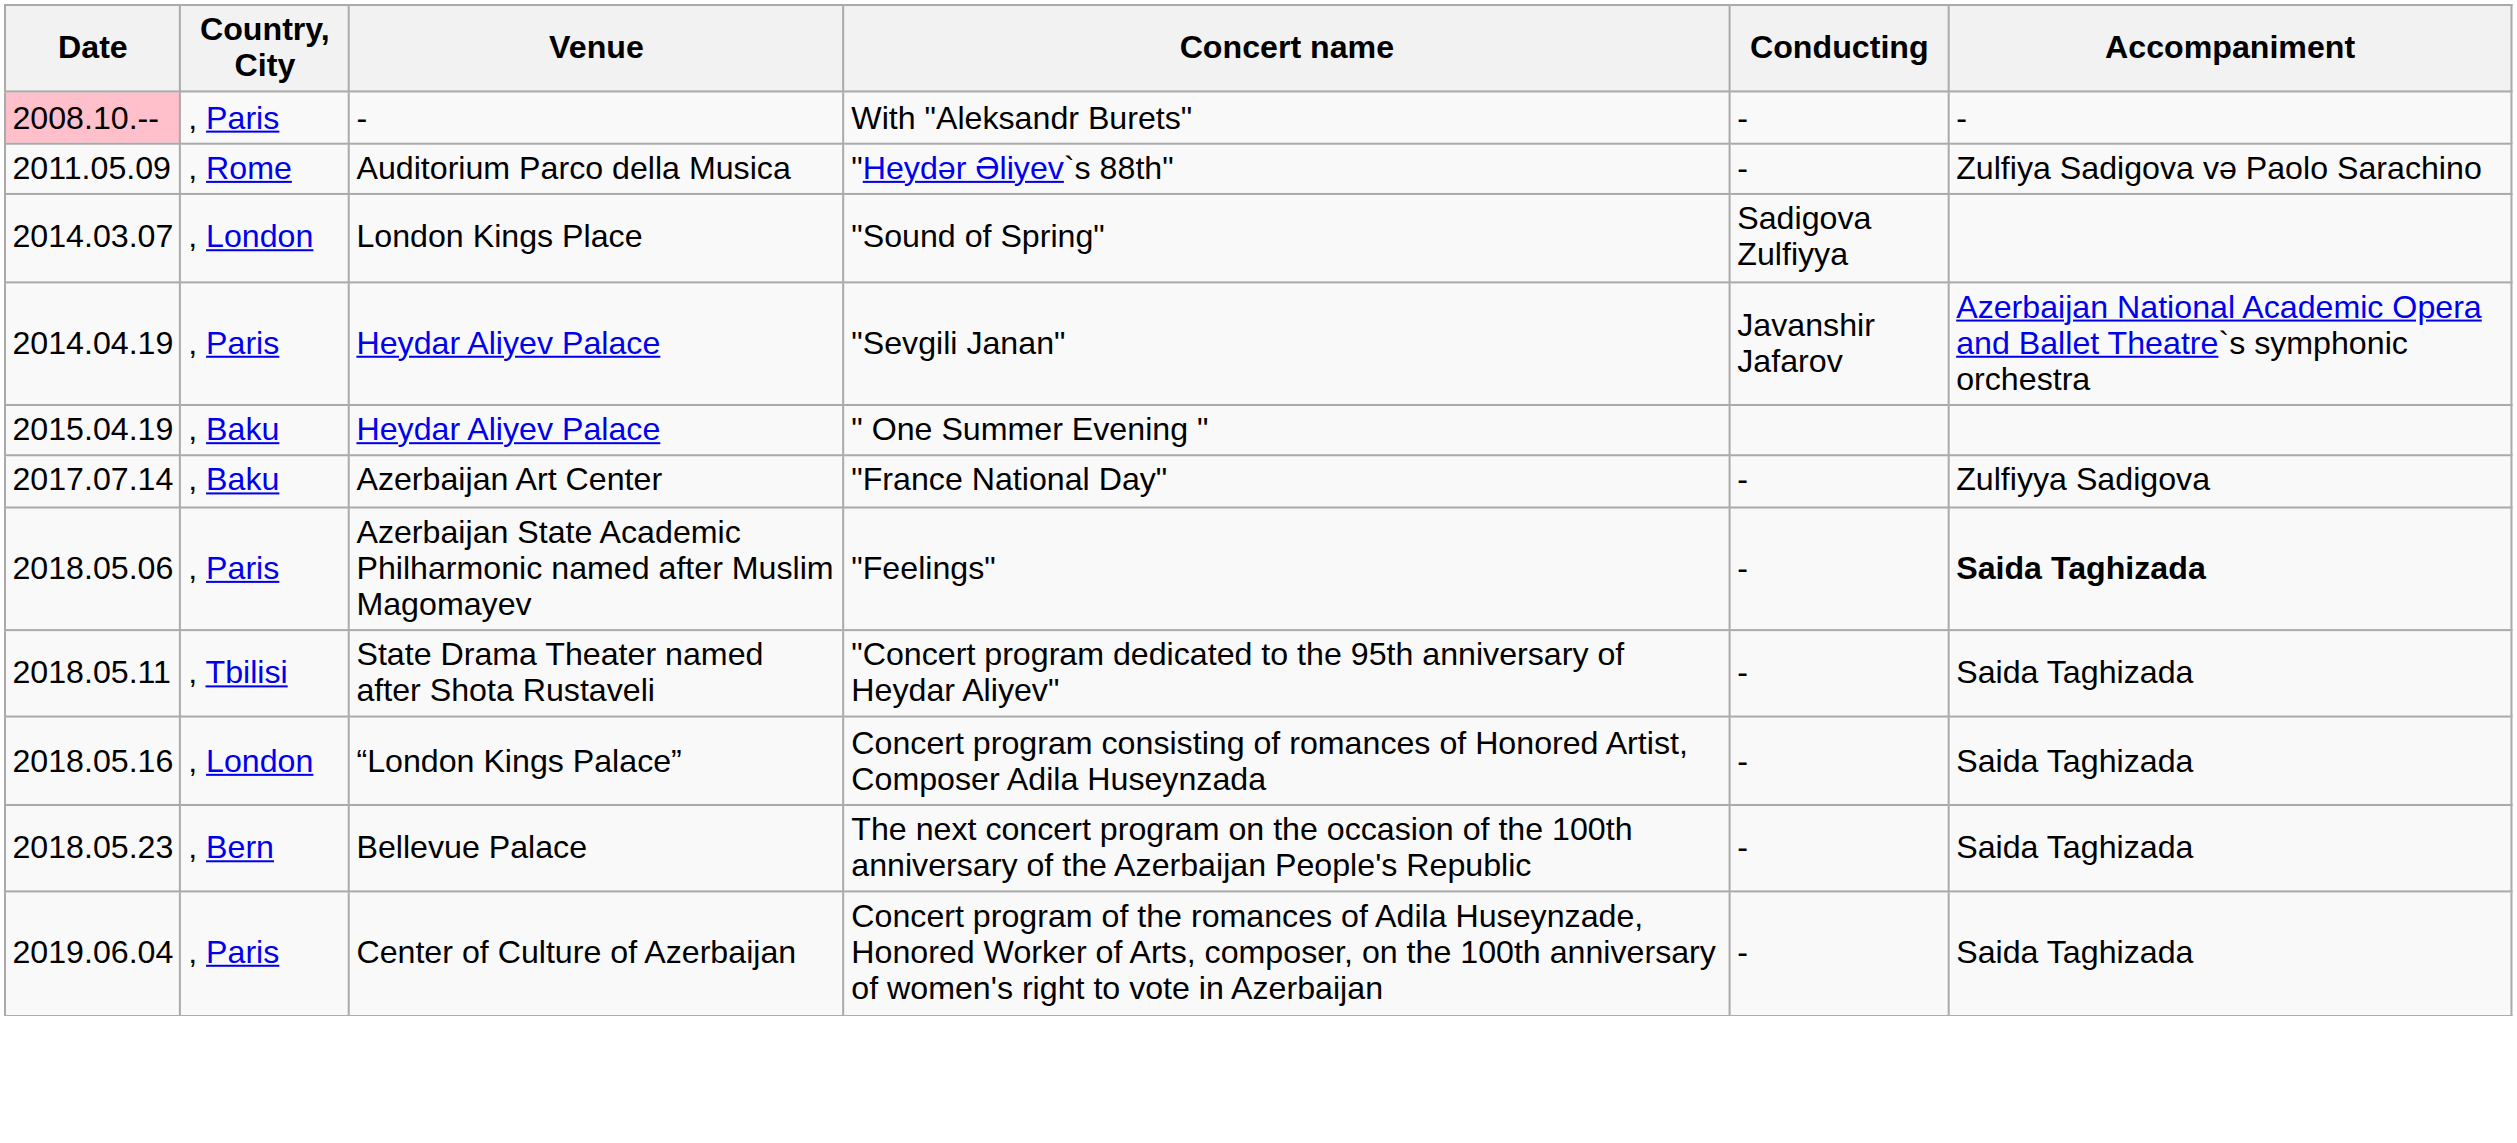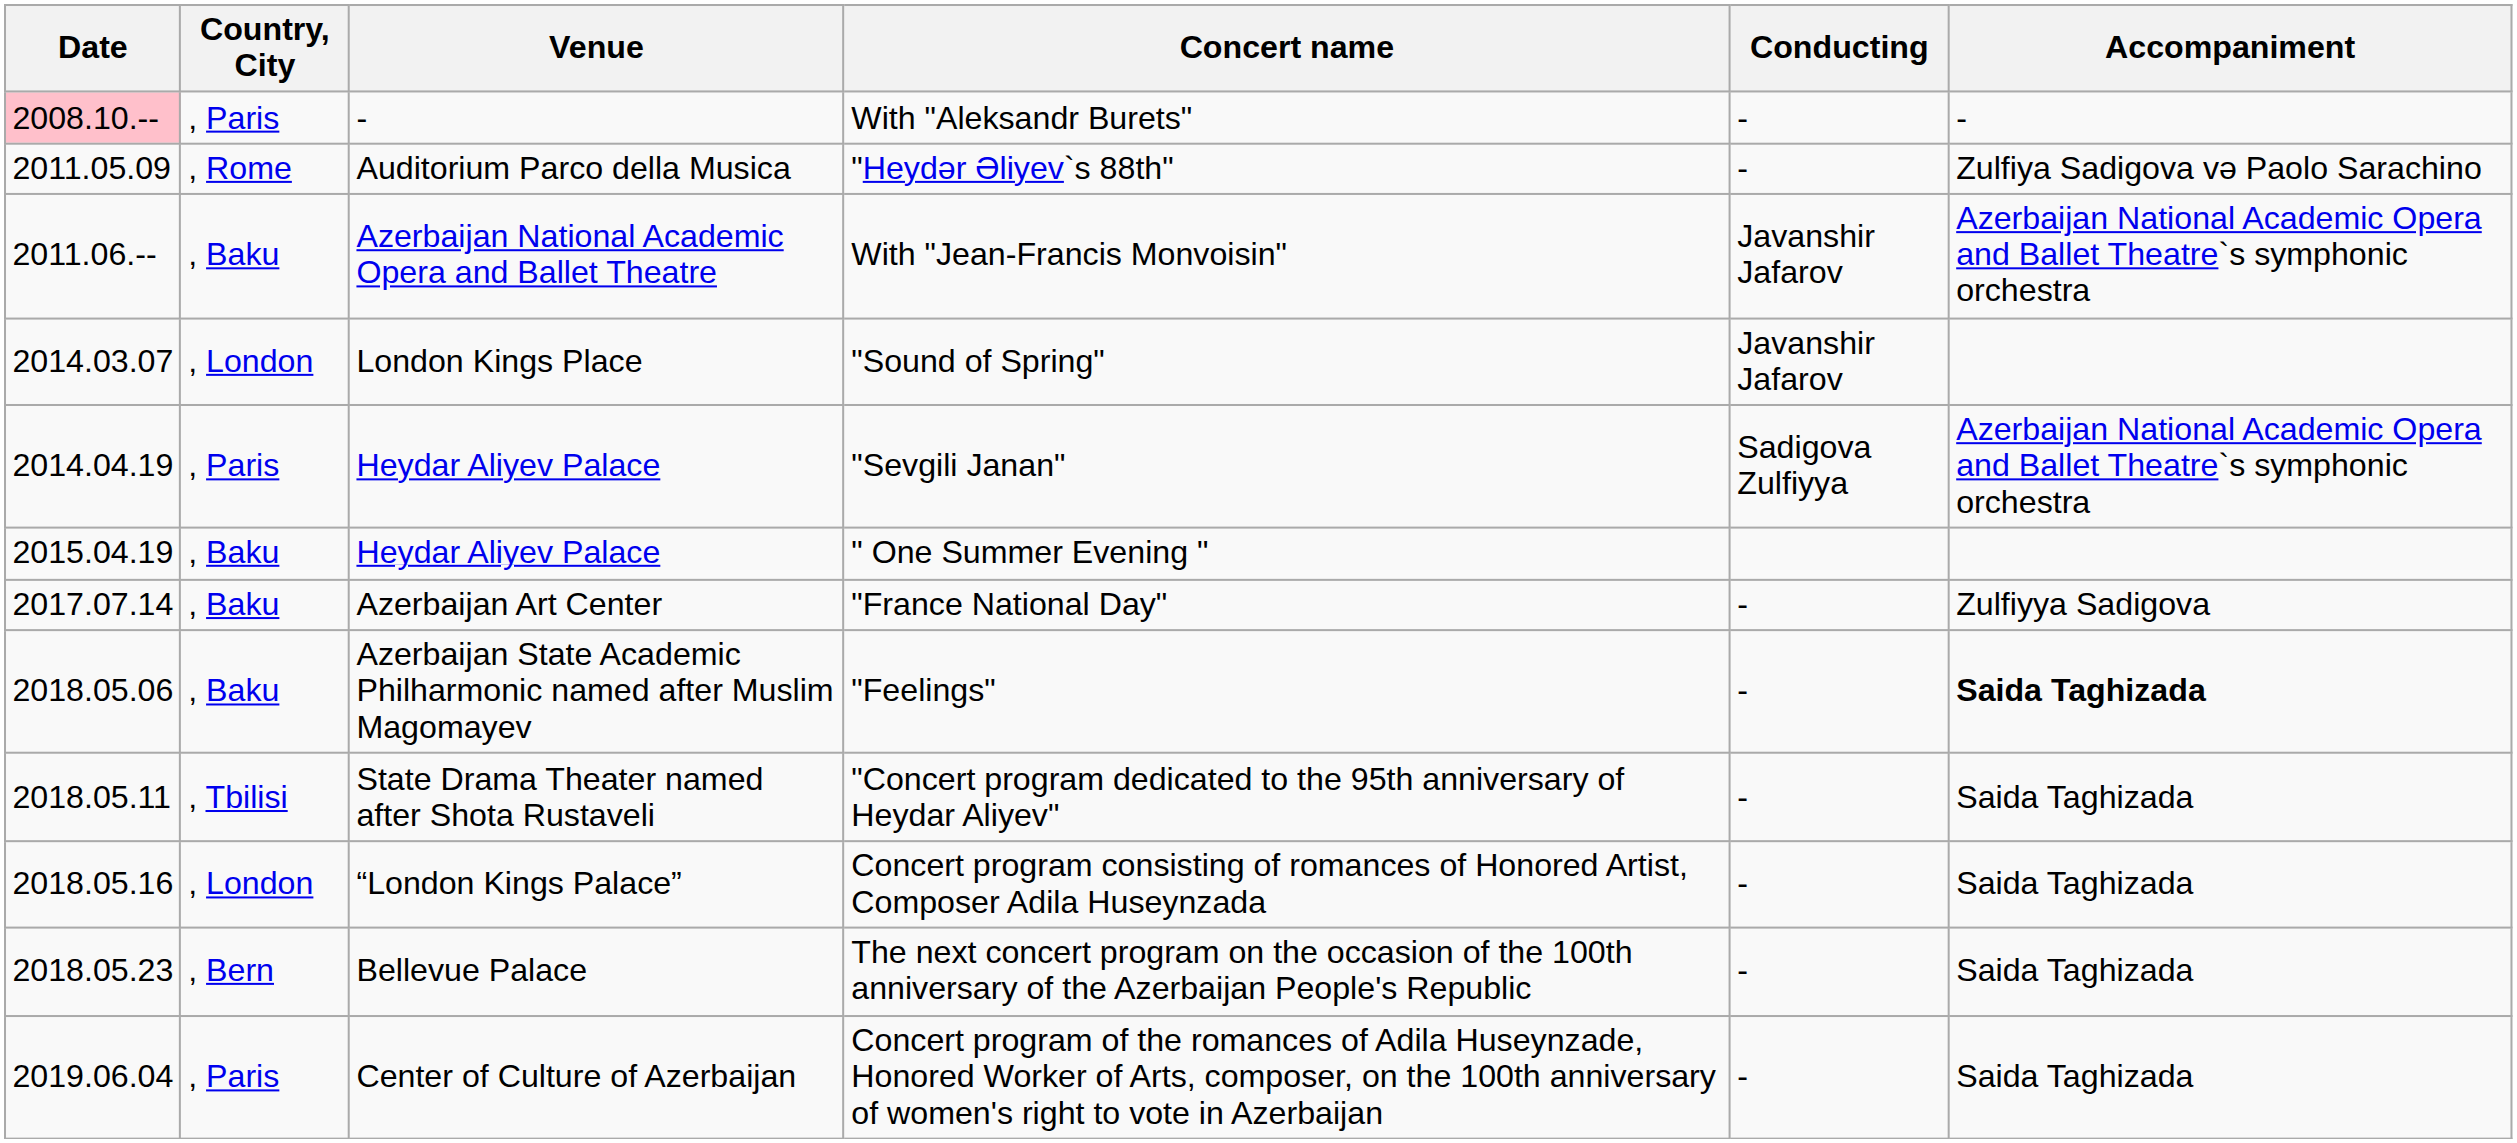+ row: (1069, 255)
(1804, 237) Sadigova Zulfiyya -> (1806, 360) Javanshir Jafarov
(1806, 342) Javanshir Jafarov -> (1804, 465) Sadigova Zulfiyya
(234, 567) , Paris -> (234, 691) , Baku
